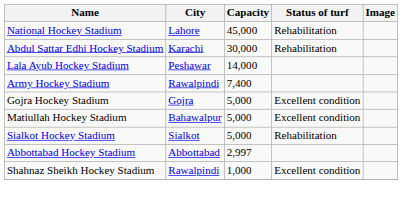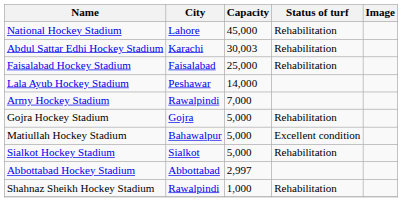(242, 48) 30,000 -> (242, 48) 30,003
+ row: (69, 65)
(239, 83) 7,400 -> (239, 100) 7,000
(317, 100) Excellent condition -> (305, 118) Rehabilitation
(317, 170) Excellent condition -> (305, 188) Rehabilitation
